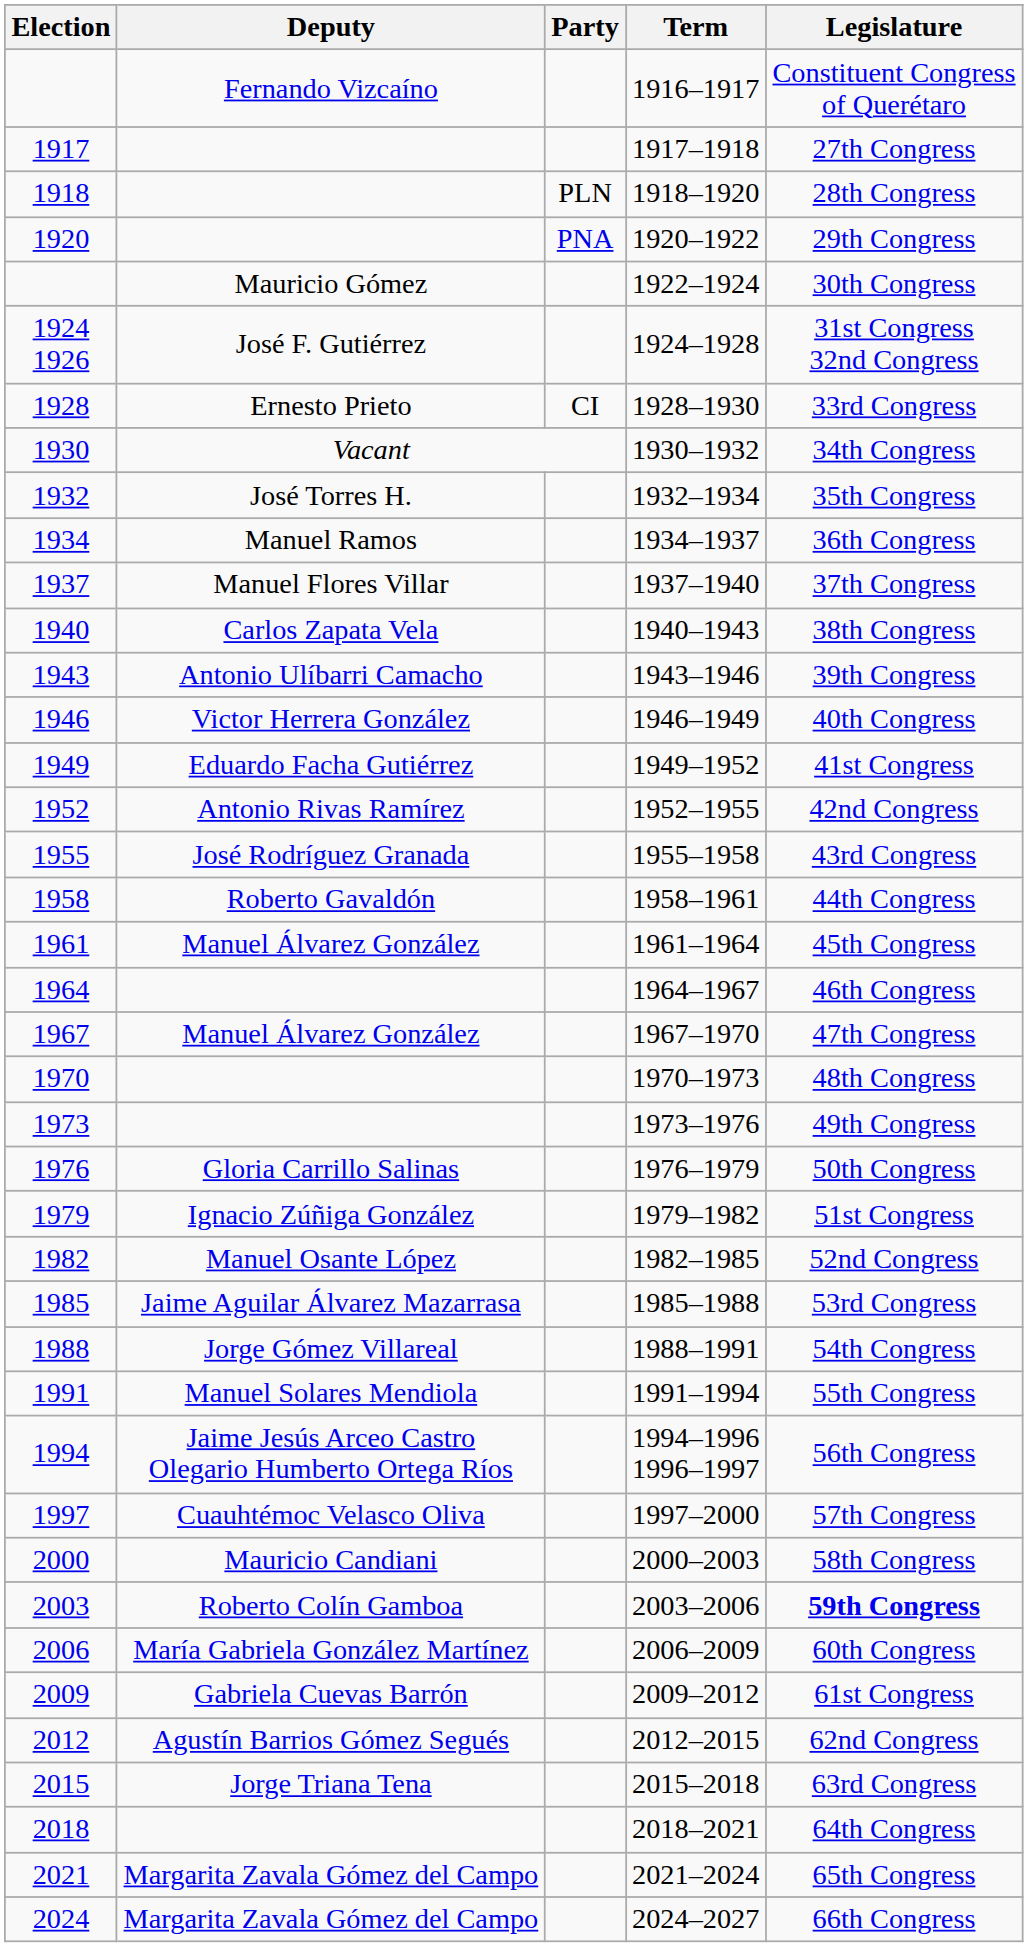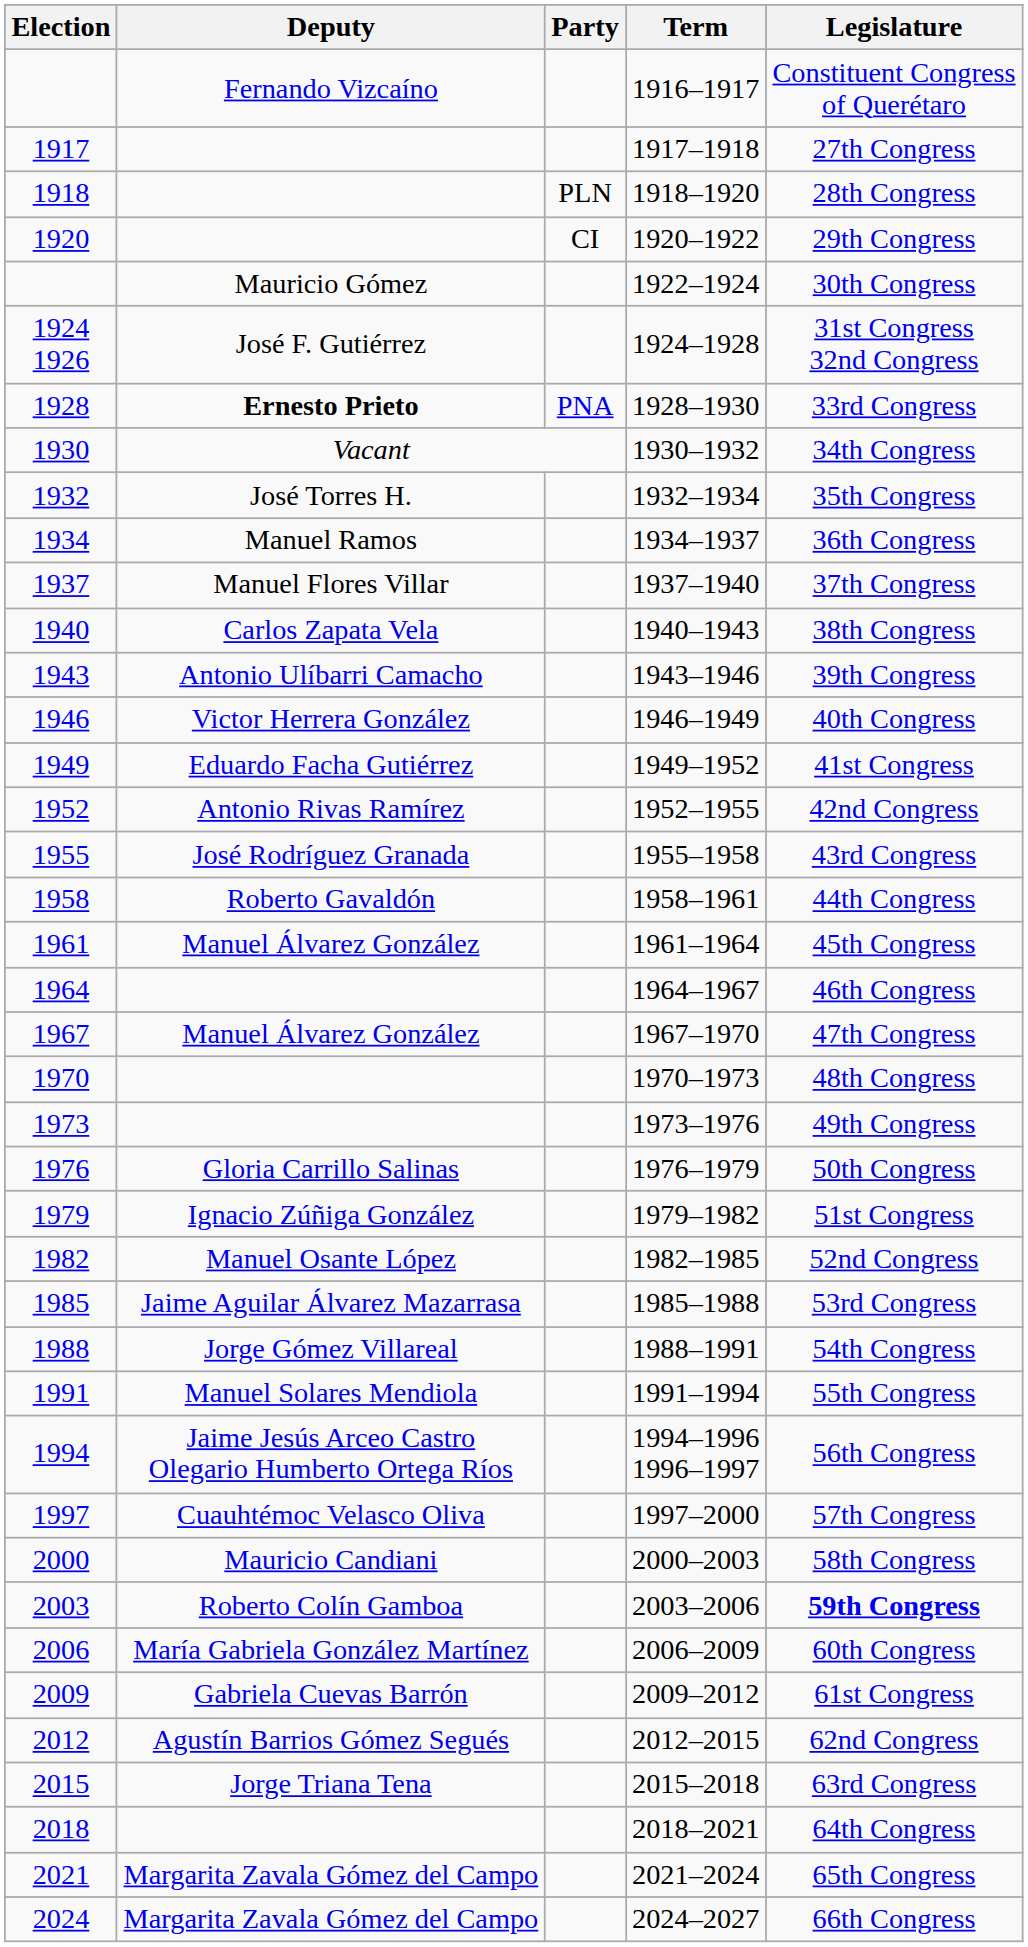(585, 238) PNA -> (585, 238) CI
(331, 405) normal -> (331, 405) bold
(585, 405) CI -> (585, 405) PNA
